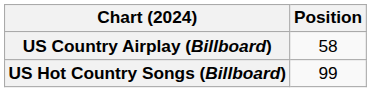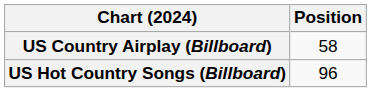(328, 73) 99 -> (328, 73) 96
